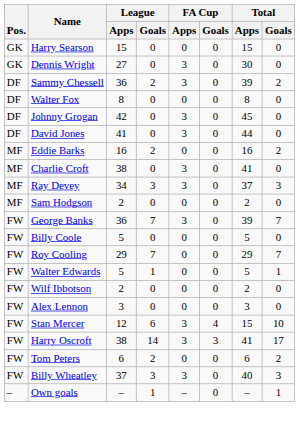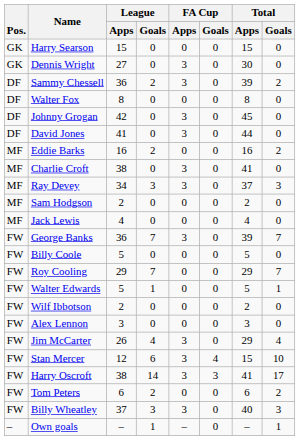+ row: (55, 220)
+ row: (61, 340)
